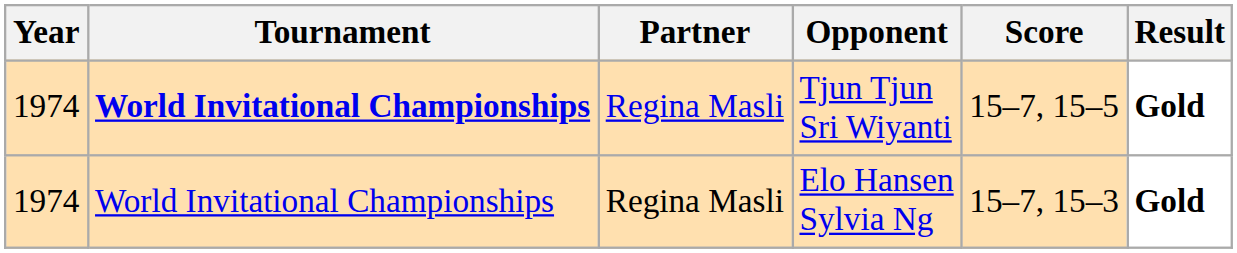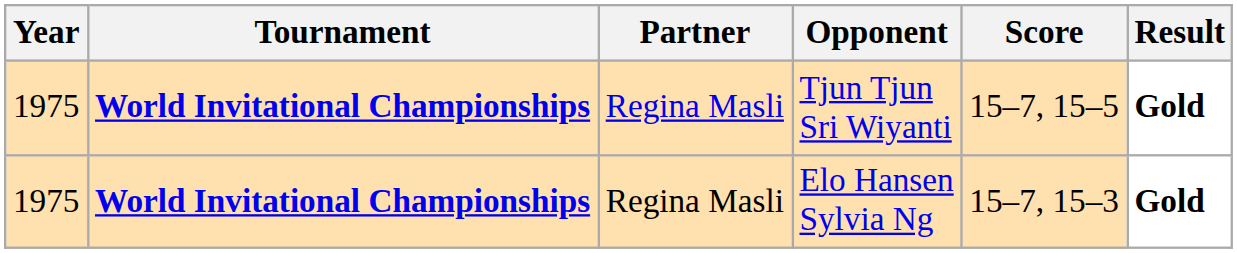(46, 106) 1974 -> (46, 106) 1975
(46, 200) 1974 -> (46, 200) 1975
(325, 200) normal -> (343, 200) bold
